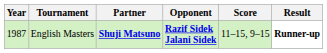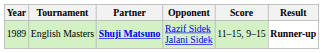(16, 34) 1987 -> (16, 34) 1989
(191, 34) bold -> (189, 34) normal
